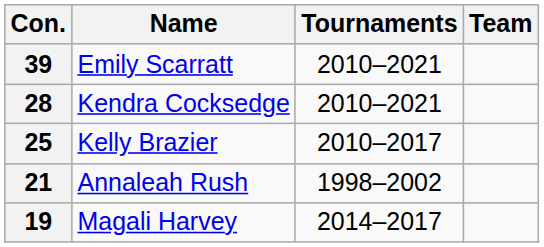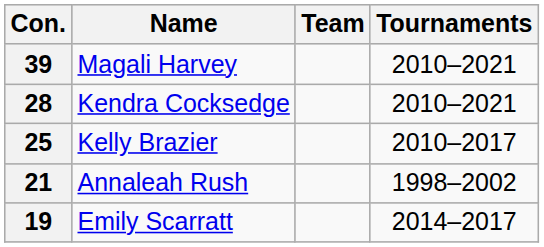columns swapped: (501, 24) <-> (379, 24)
(155, 63) Emily Scarratt -> (157, 63) Magali Harvey
(157, 222) Magali Harvey -> (155, 222) Emily Scarratt
